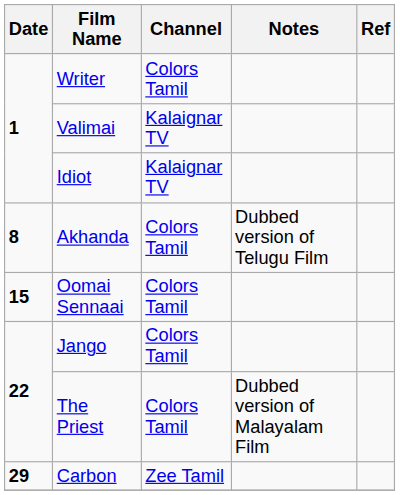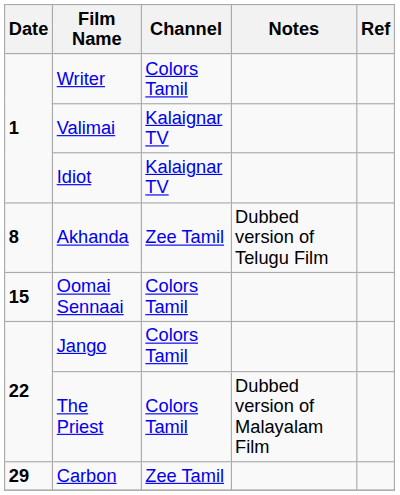(172, 237) Colors Tamil -> (185, 237) Zee Tamil
